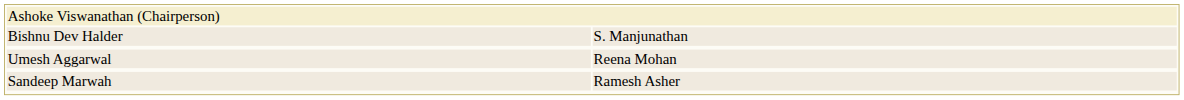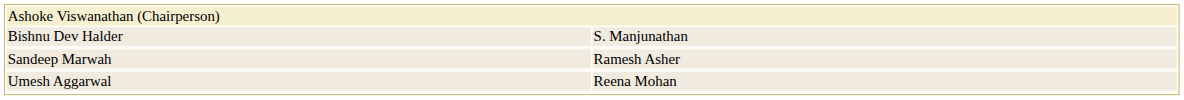rows swapped: (60, 58) <-> (60, 81)
